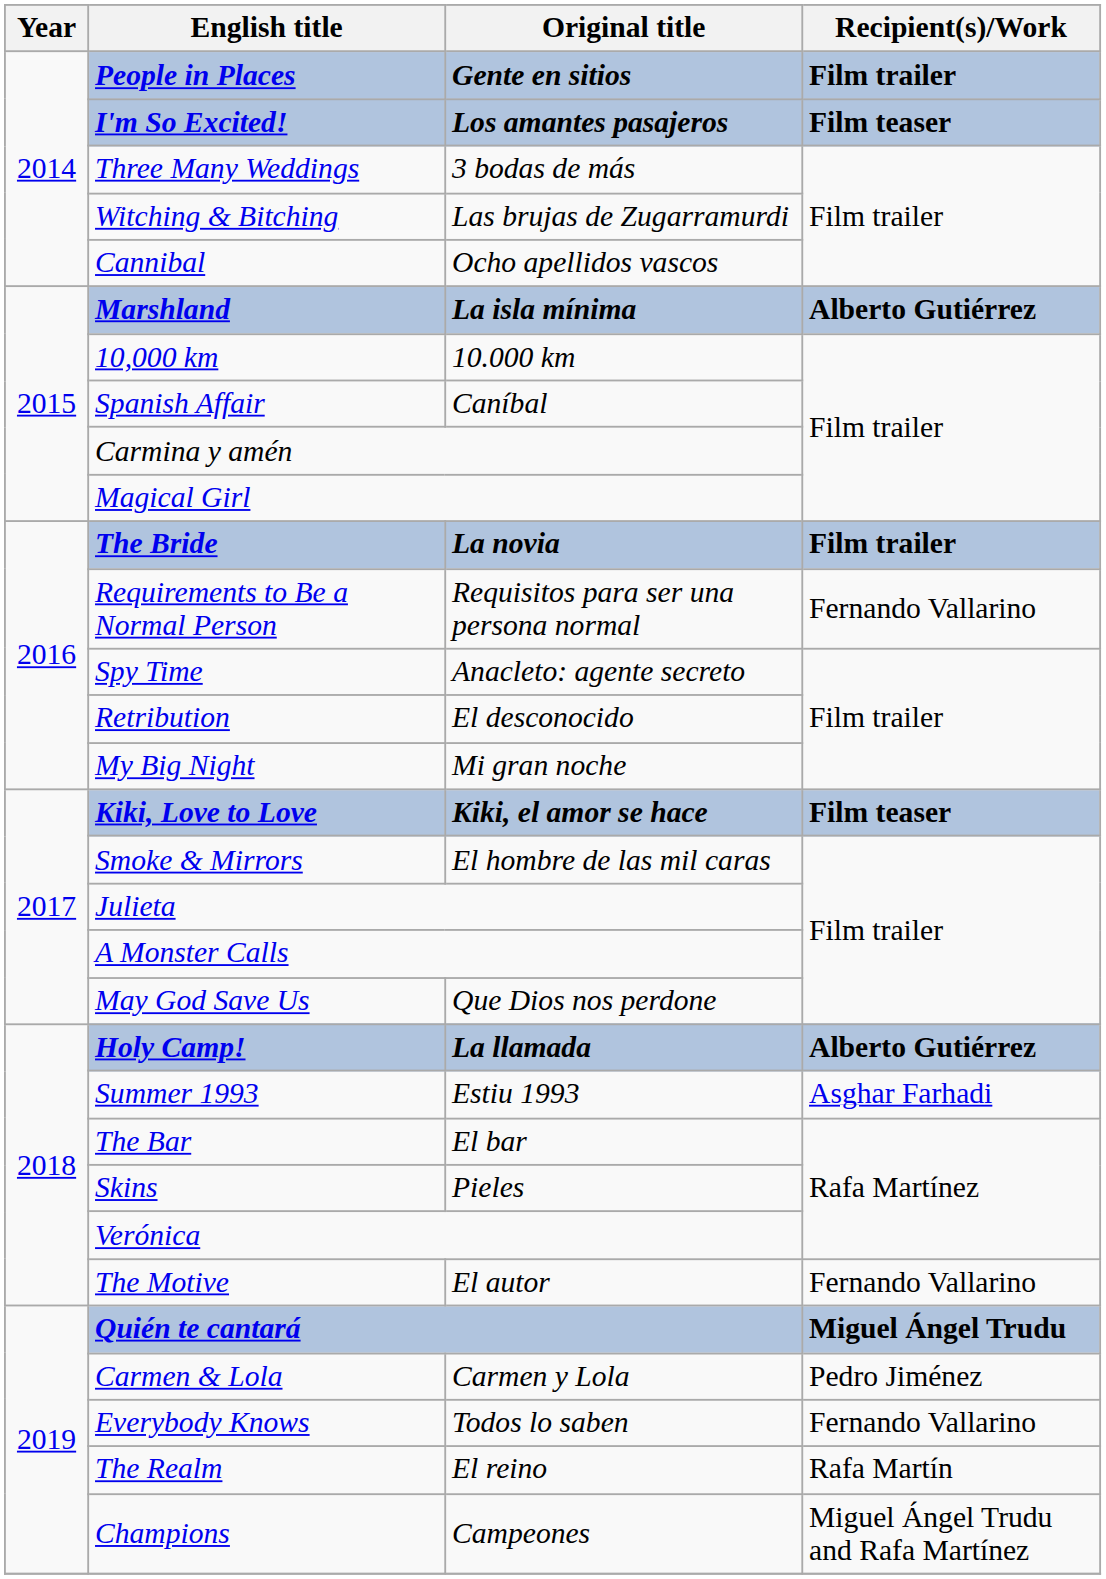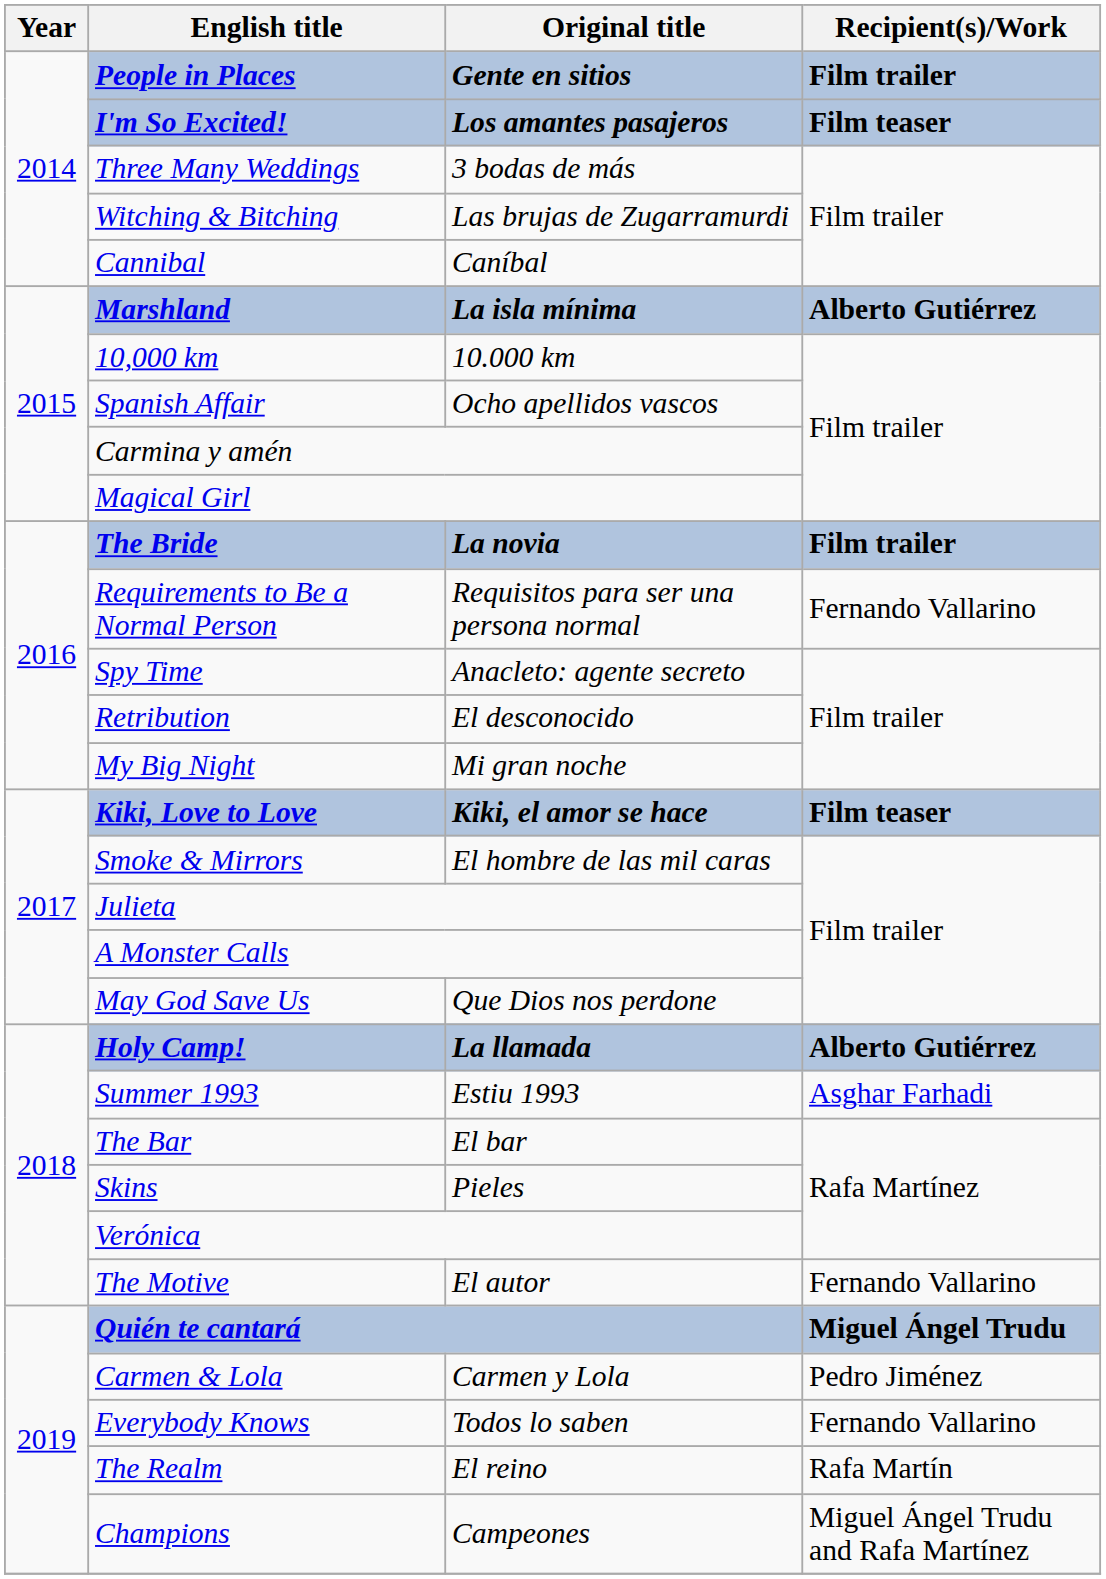(585, 262) Ocho apellidos vascos -> (500, 262) Caníbal
(500, 403) Caníbal -> (585, 403) Ocho apellidos vascos
